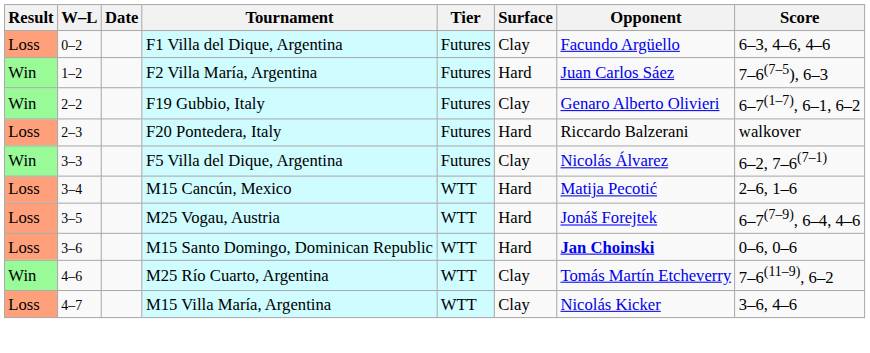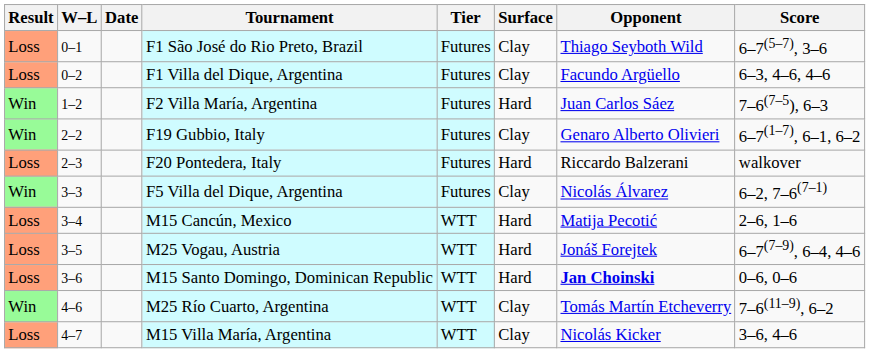+ row: (254, 46)
